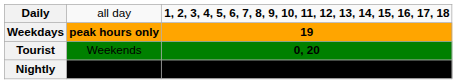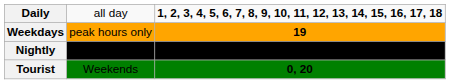(114, 32) bold -> (111, 32) normal
rows swapped: (36, 50) <-> (36, 69)
